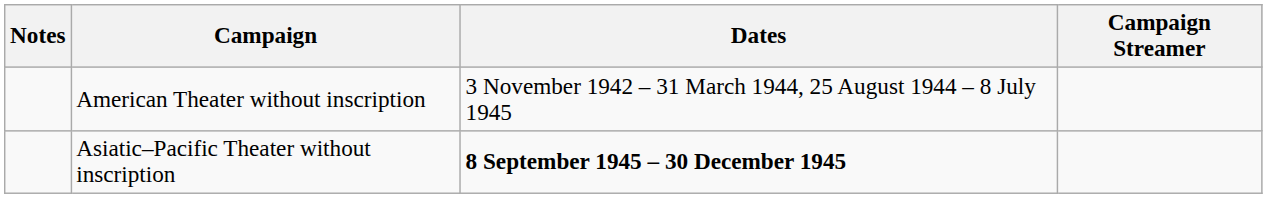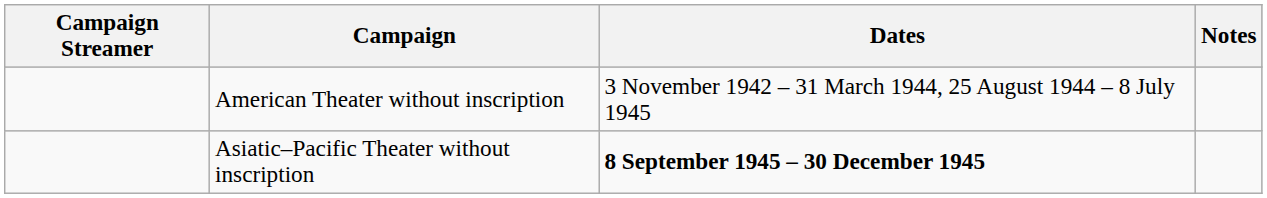columns swapped: (1159, 35) <-> (38, 35)
